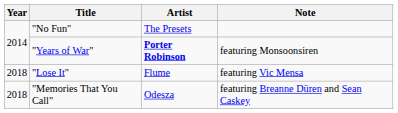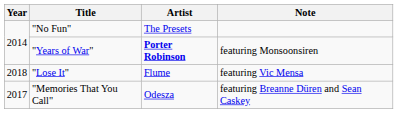(17, 94) 2018 -> (17, 94) 2017
